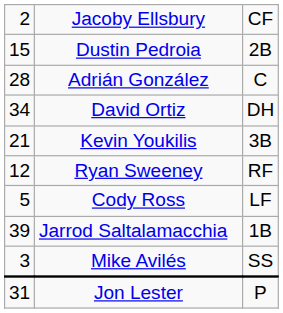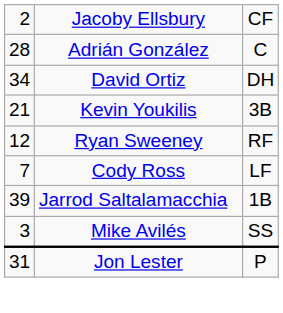- row: (138, 49)
(20, 200) 5 -> (20, 170) 7
